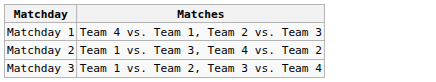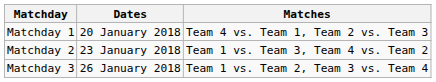+ column: (130, 14)
